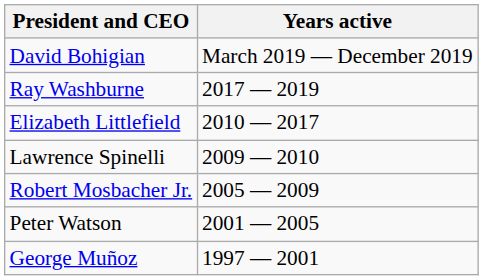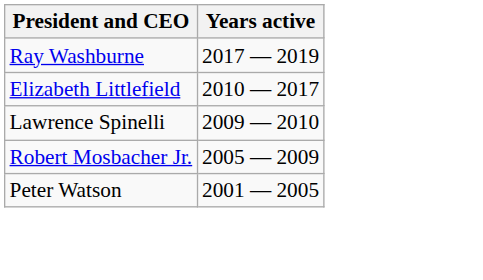- row: (77, 55)
- row: (73, 257)
